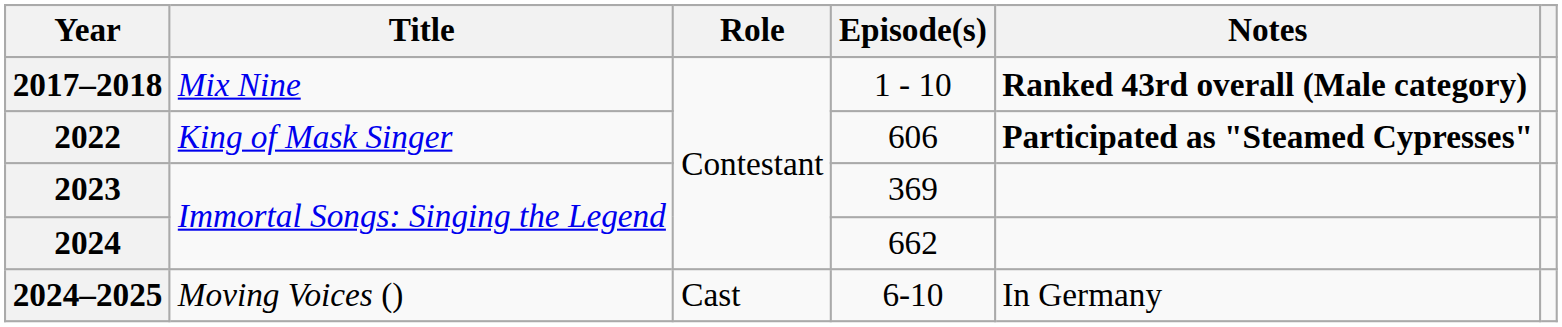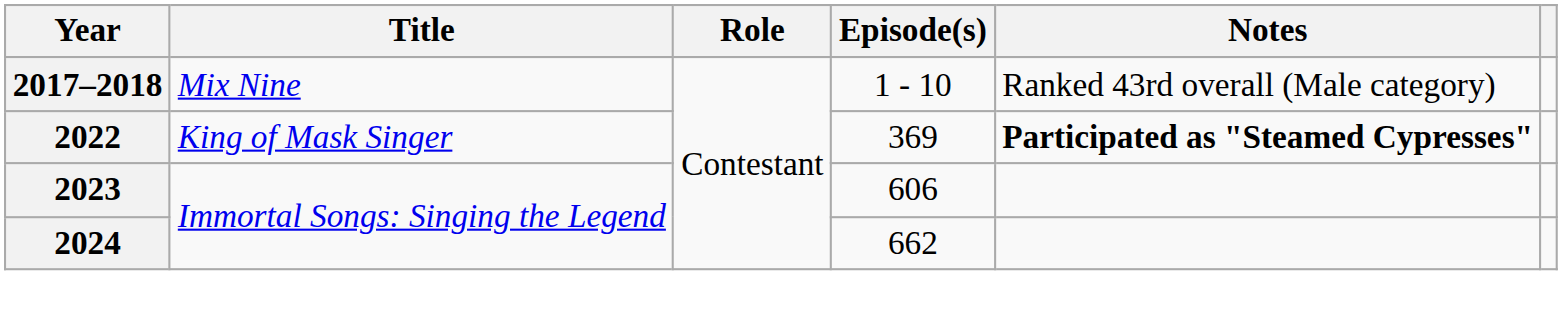(1265, 83) bold -> (1249, 83) normal
(913, 136) 606 -> (913, 136) 369
(913, 189) 369 -> (913, 189) 606
- row: (88, 294)
